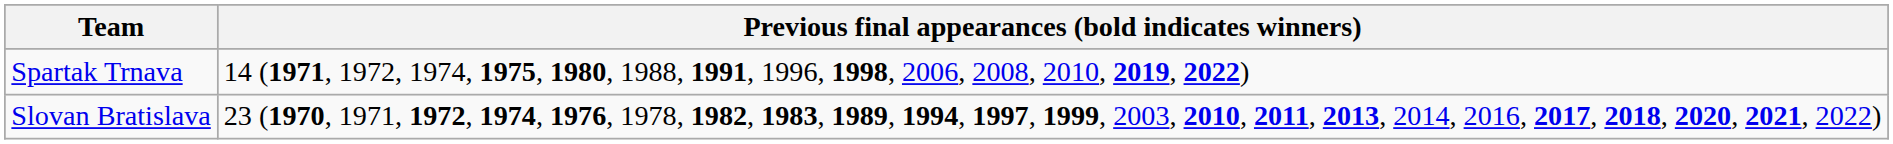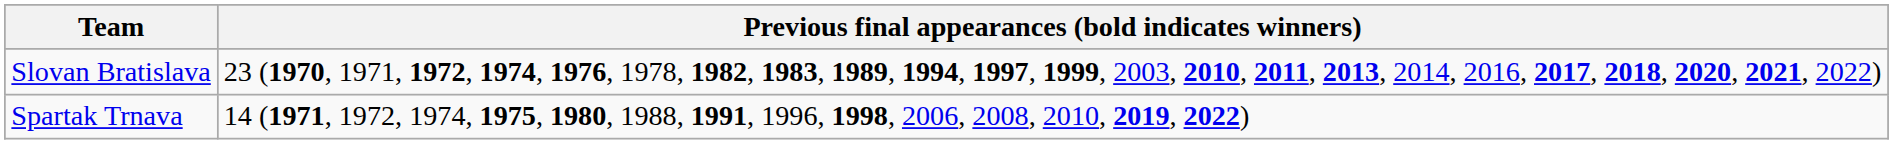rows swapped: (97, 71) <-> (111, 116)
